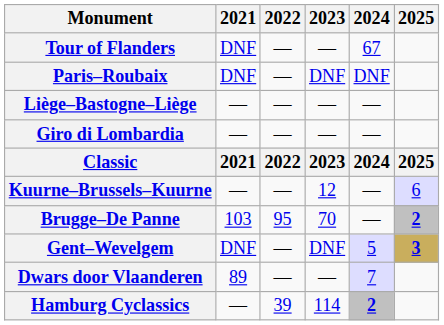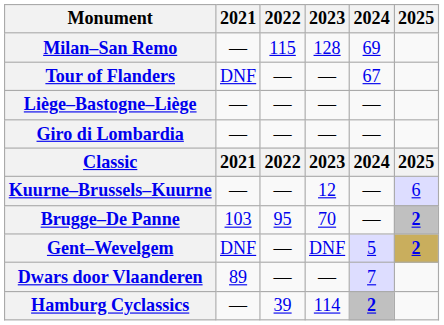+ row: (110, 47)
- row: (110, 76)
(416, 248) 3 -> (416, 248) 2
